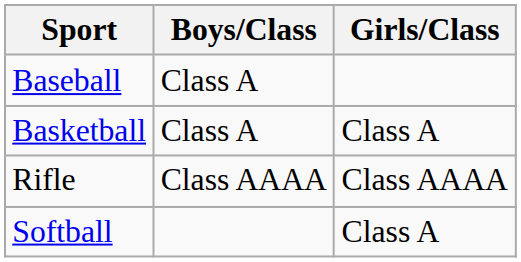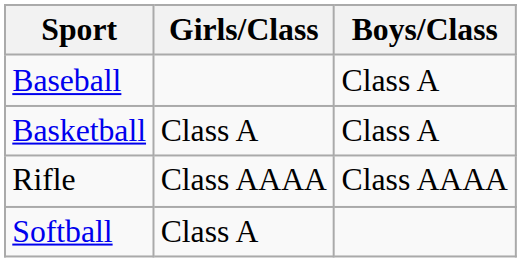columns swapped: (244, 29) <-> (425, 29)
